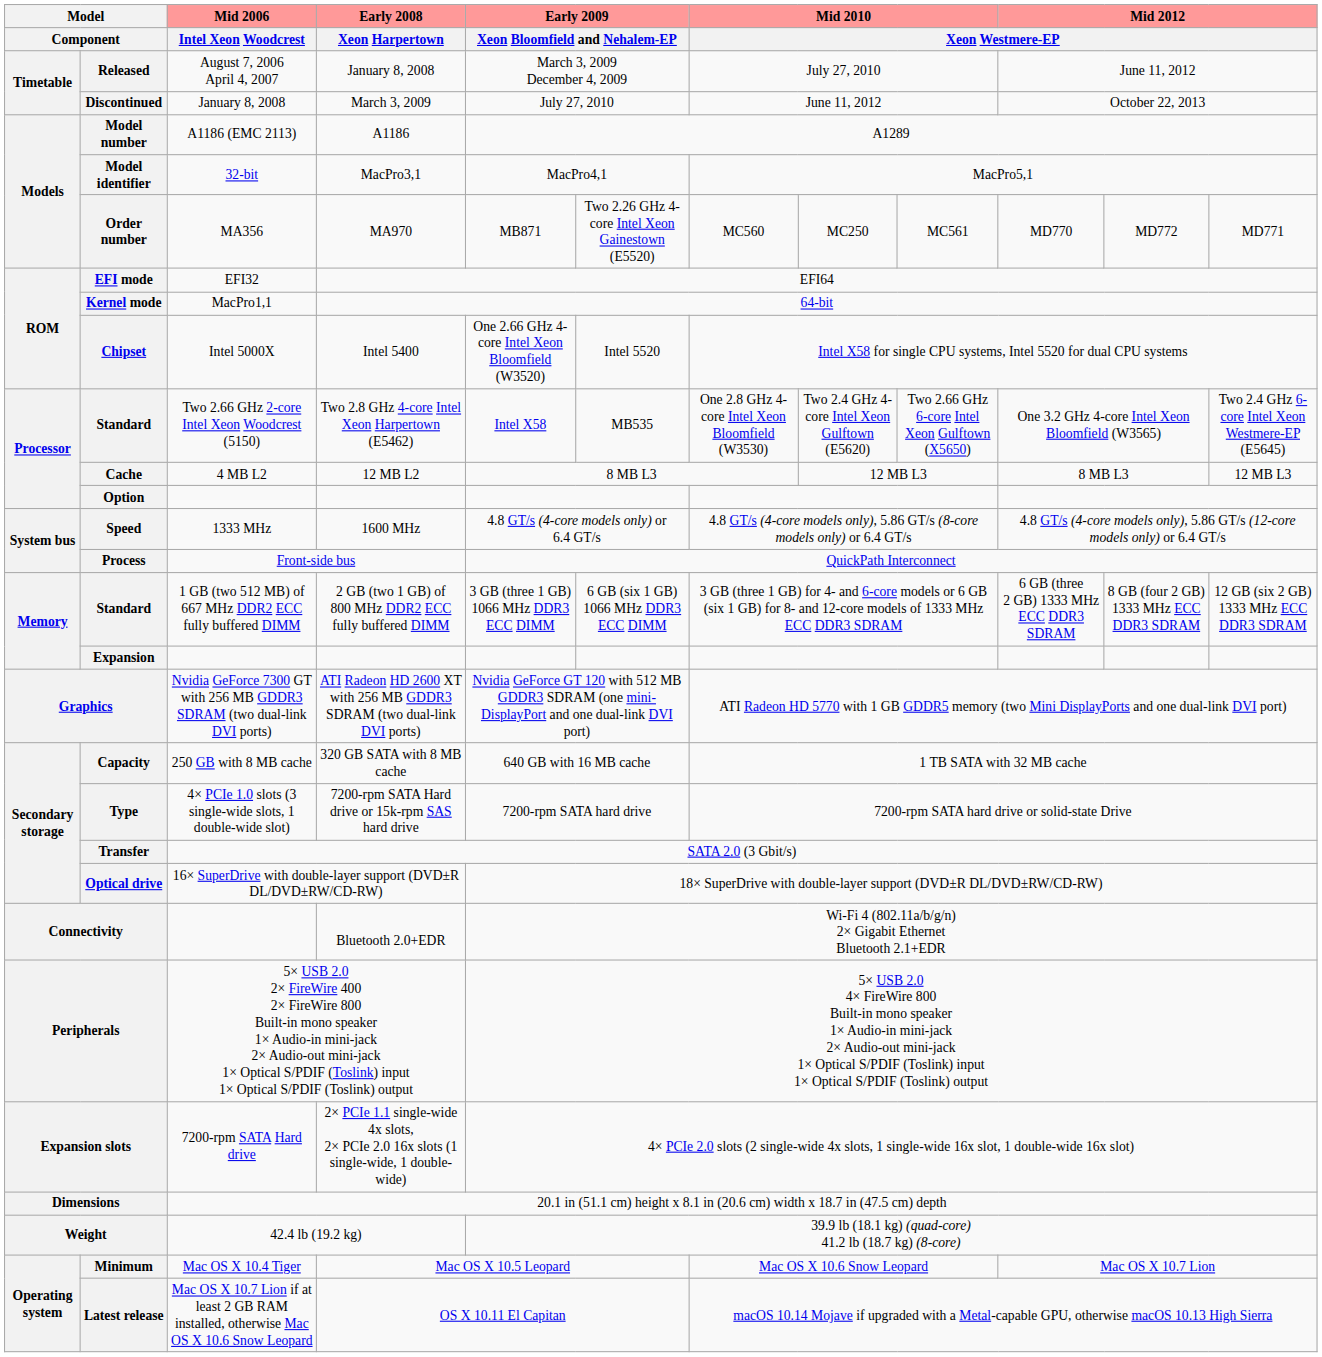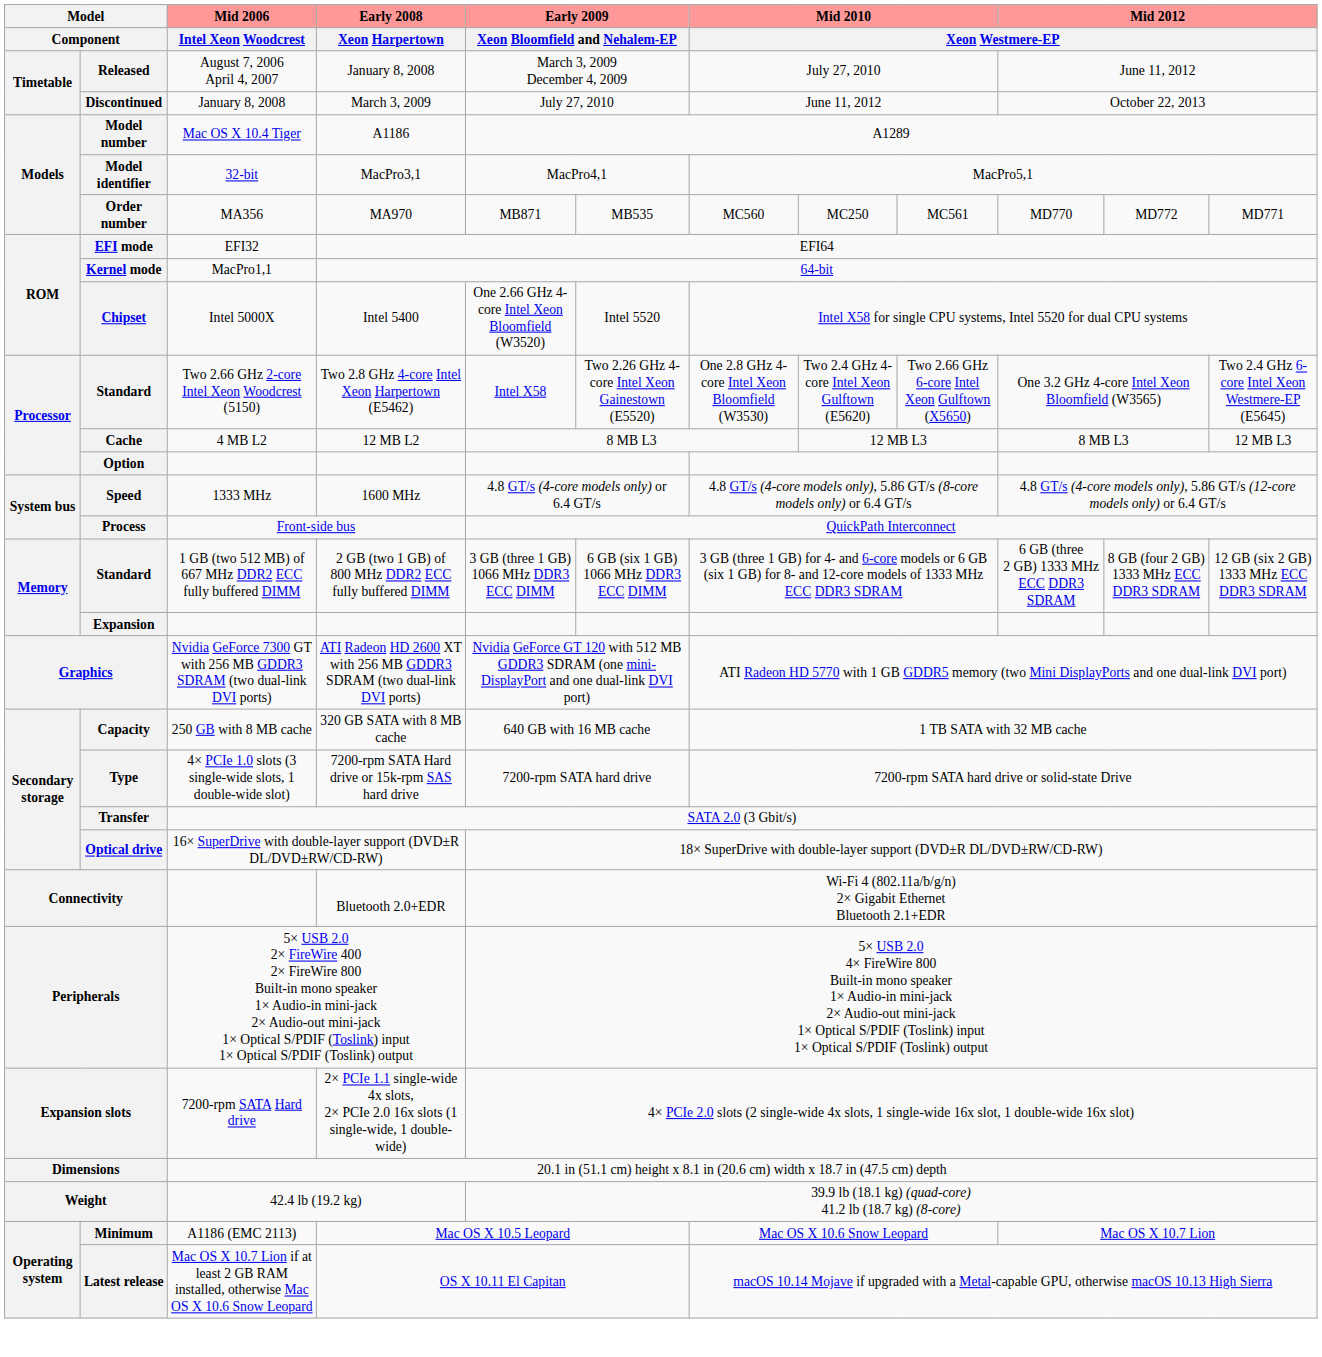(242, 134) A1186 (EMC 2113) -> (242, 134) Mac OS X 10.4 Tiger
(632, 231) Two 2.26 GHz 4-core Intel Xeon Gainestown (E5520) -> (632, 214) MB535
(632, 425) MB535 -> (632, 391) Two 2.26 GHz 4-core Intel Xeon Gainestown (E5520)
(242, 1266) Mac OS X 10.4 Tiger -> (242, 1233) A1186 (EMC 2113)
